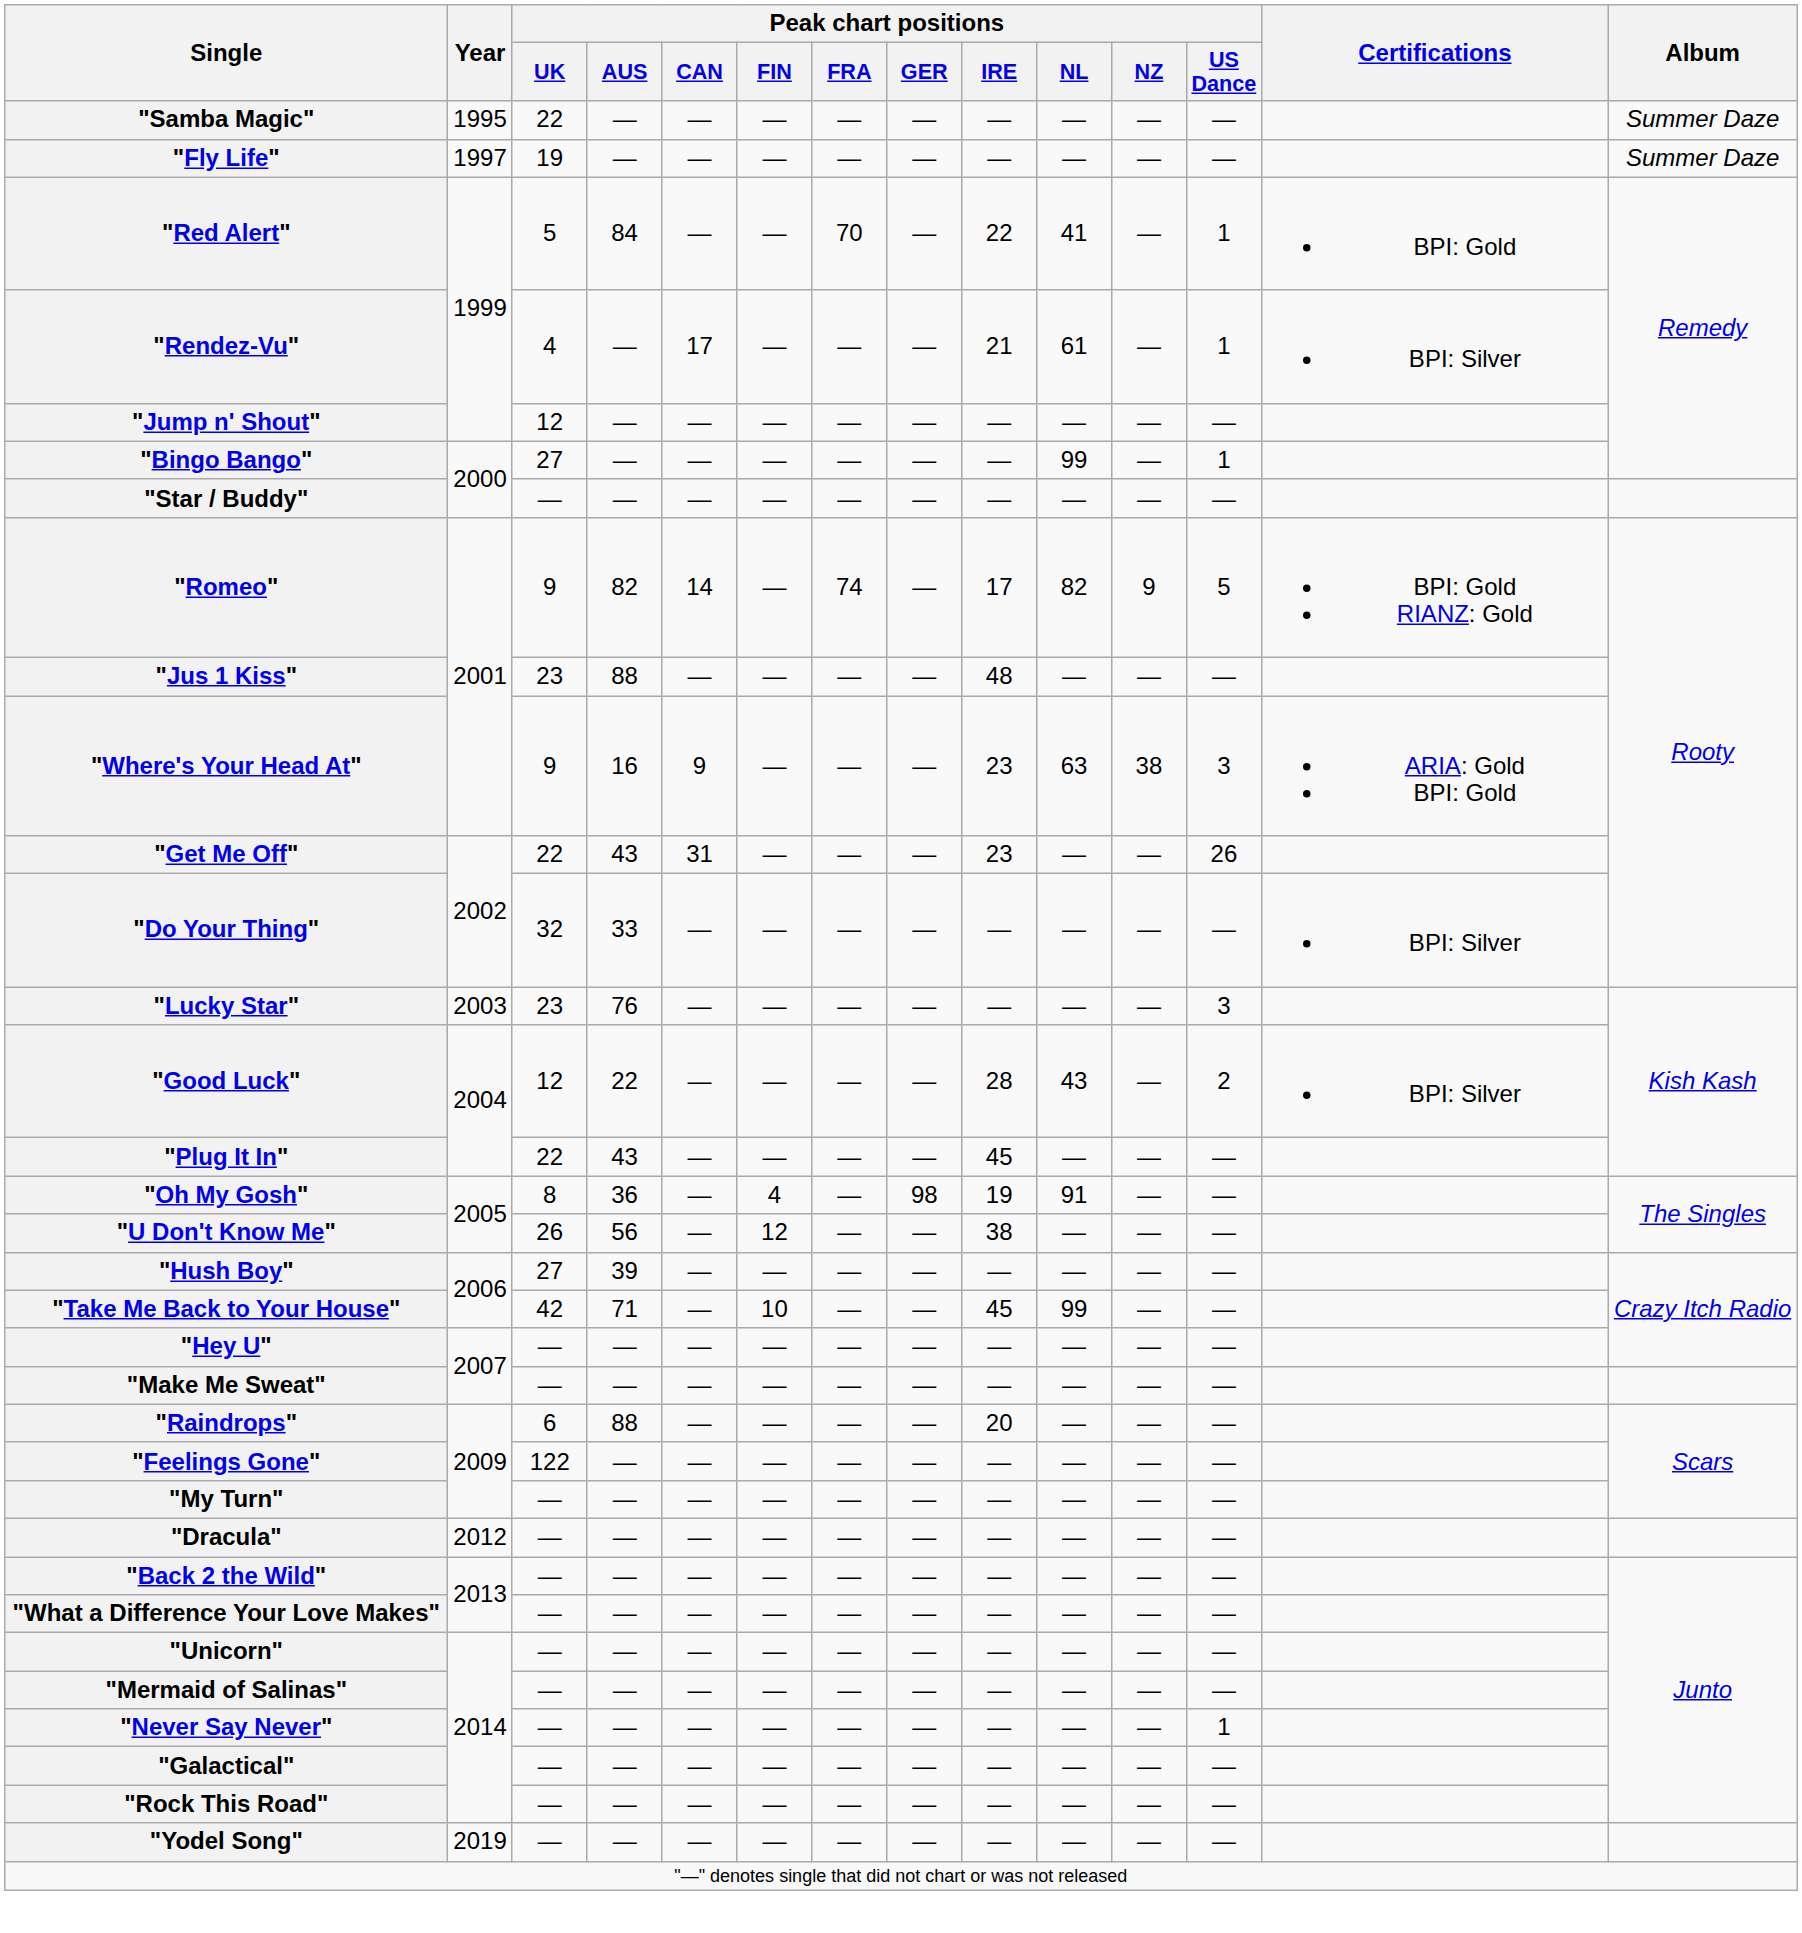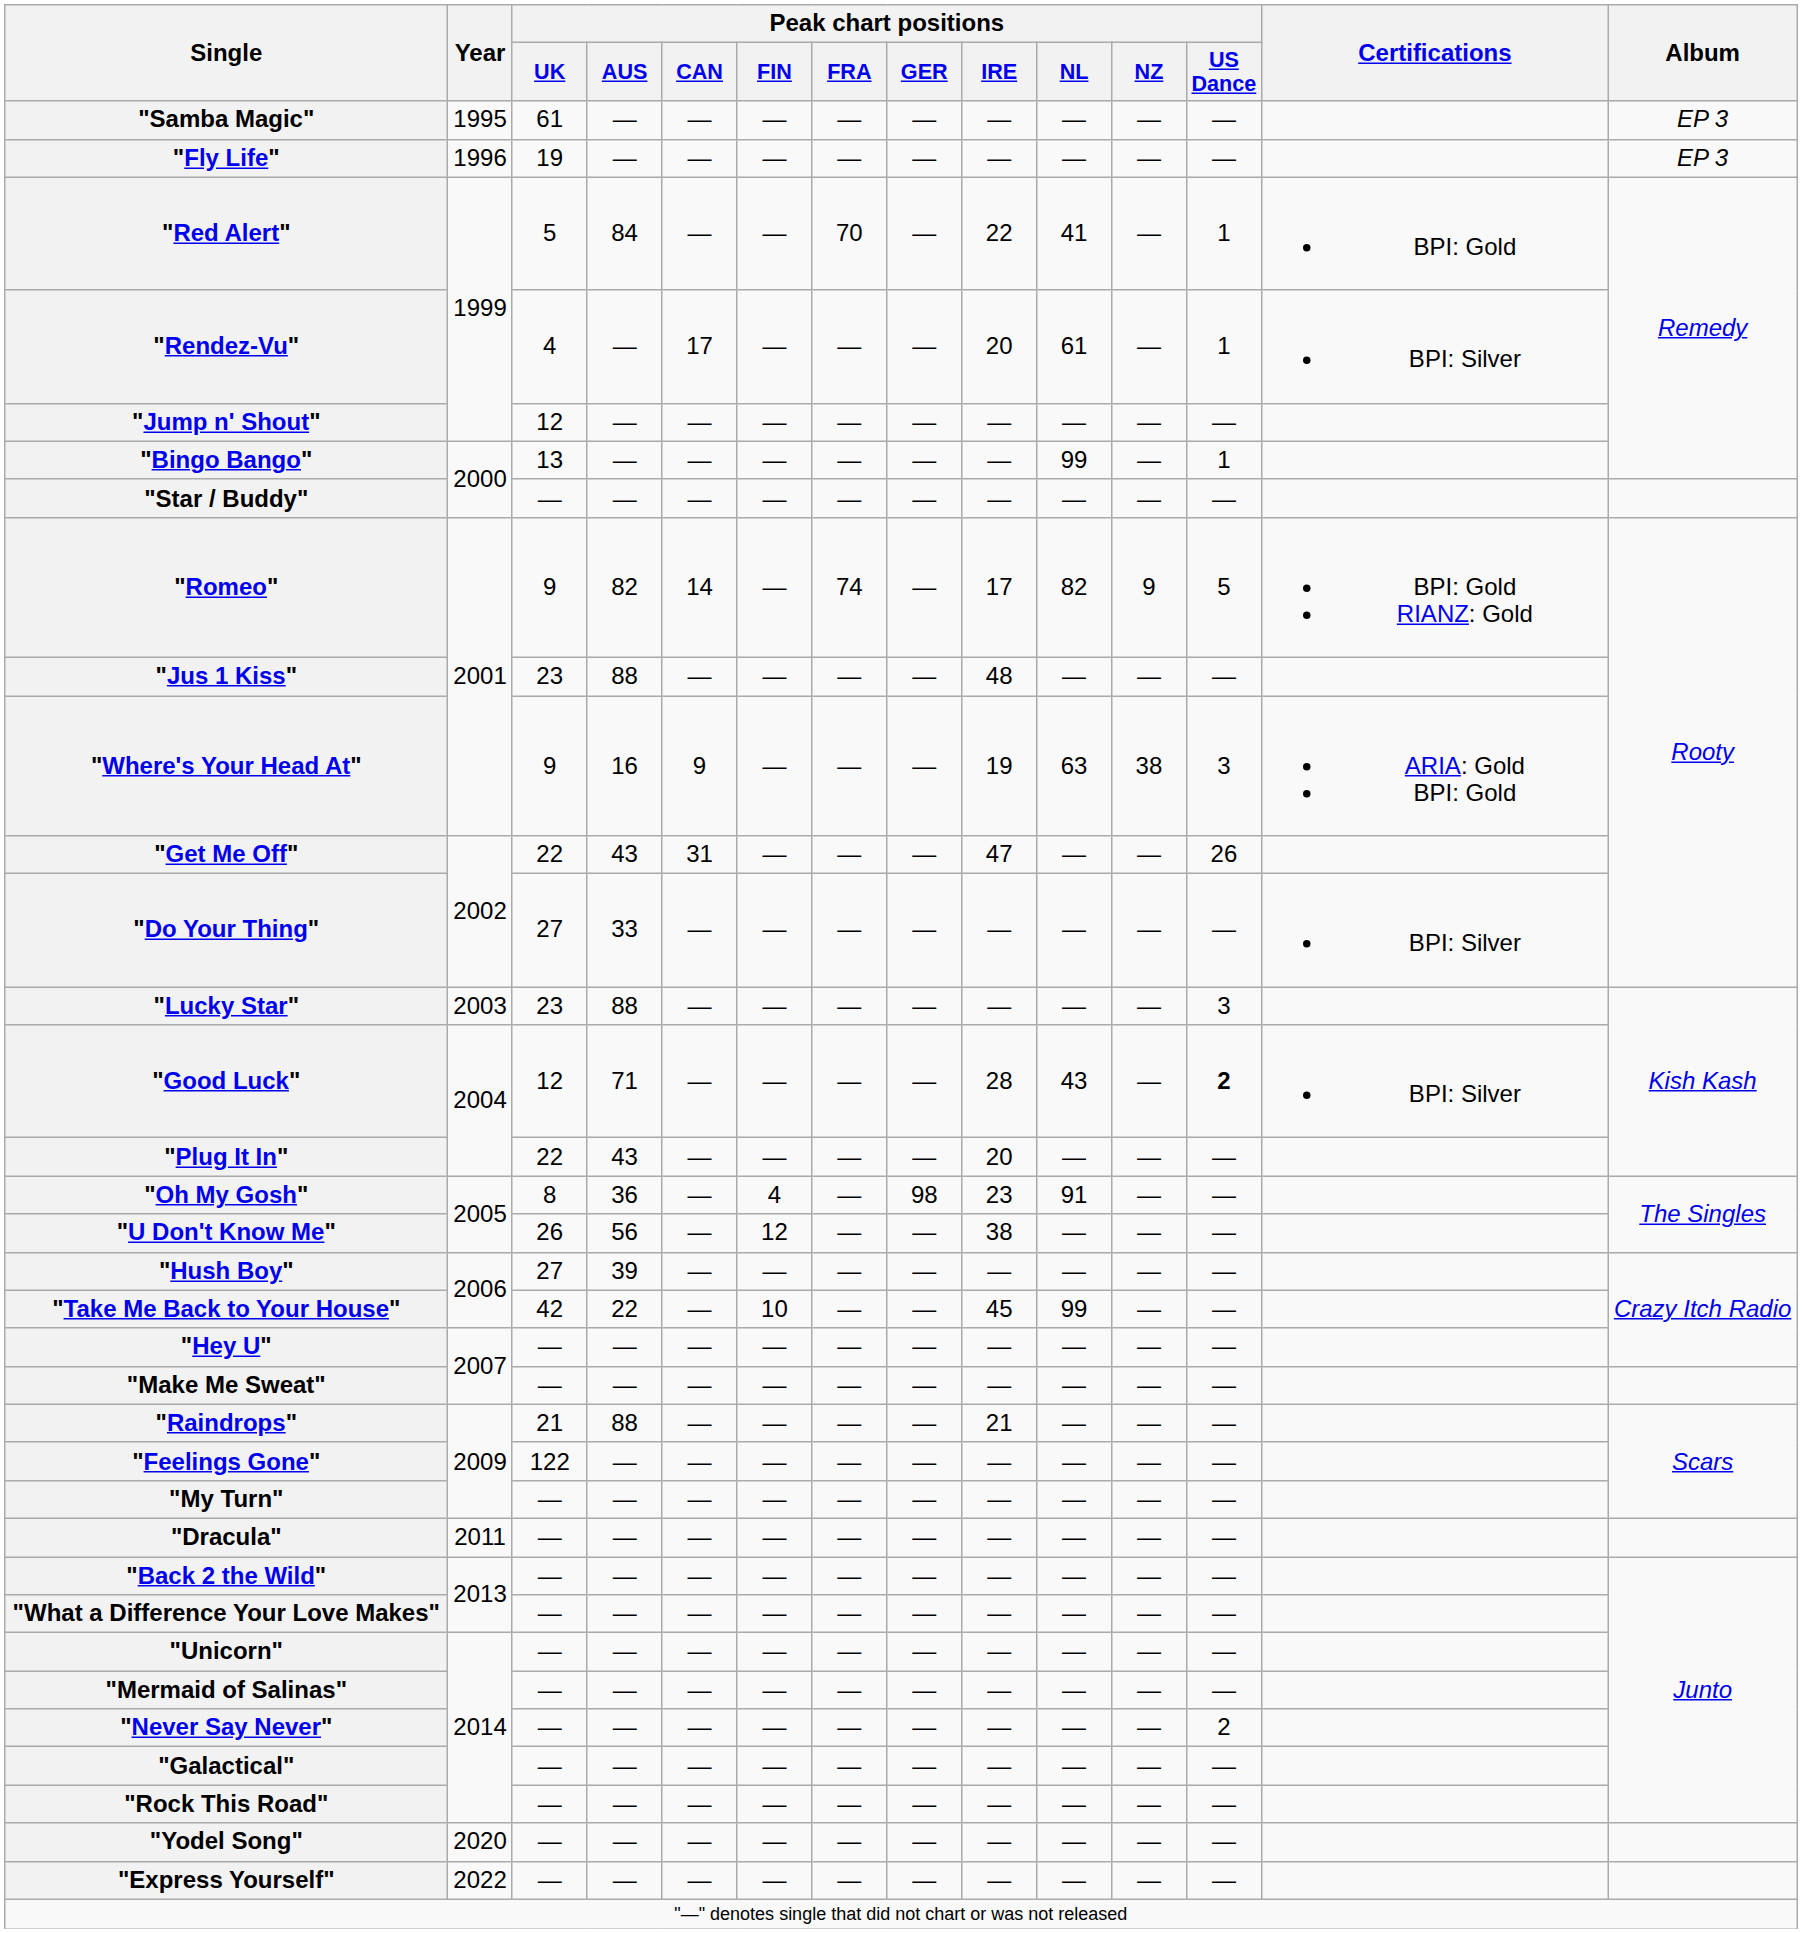(550, 119) 22 -> (550, 119) 61
(1703, 119) Summer Daze -> (1703, 119) EP 3
(480, 157) 1997 -> (480, 157) 1996
(1703, 157) Summer Daze -> (1703, 157) EP 3
(999, 346) 21 -> (999, 346) 20
(550, 460) 27 -> (550, 460) 13
(999, 765) 23 -> (999, 765) 19
(999, 854) 23 -> (999, 854) 47
(550, 929) 32 -> (550, 929) 27
(625, 1005) 76 -> (625, 1005) 88
(625, 1081) 22 -> (625, 1081) 71
(1224, 1081) normal -> (1224, 1081) bold
(999, 1156) 45 -> (999, 1156) 20
(999, 1194) 19 -> (999, 1194) 23
(625, 1308) 71 -> (625, 1308) 22
(550, 1423) 6 -> (550, 1423) 21
(999, 1423) 20 -> (999, 1423) 21
(480, 1537) 2012 -> (480, 1537) 2011
(1224, 1727) 1 -> (1224, 1727) 2
(480, 1841) 2019 -> (480, 1841) 2020
+ row: (226, 1879)
